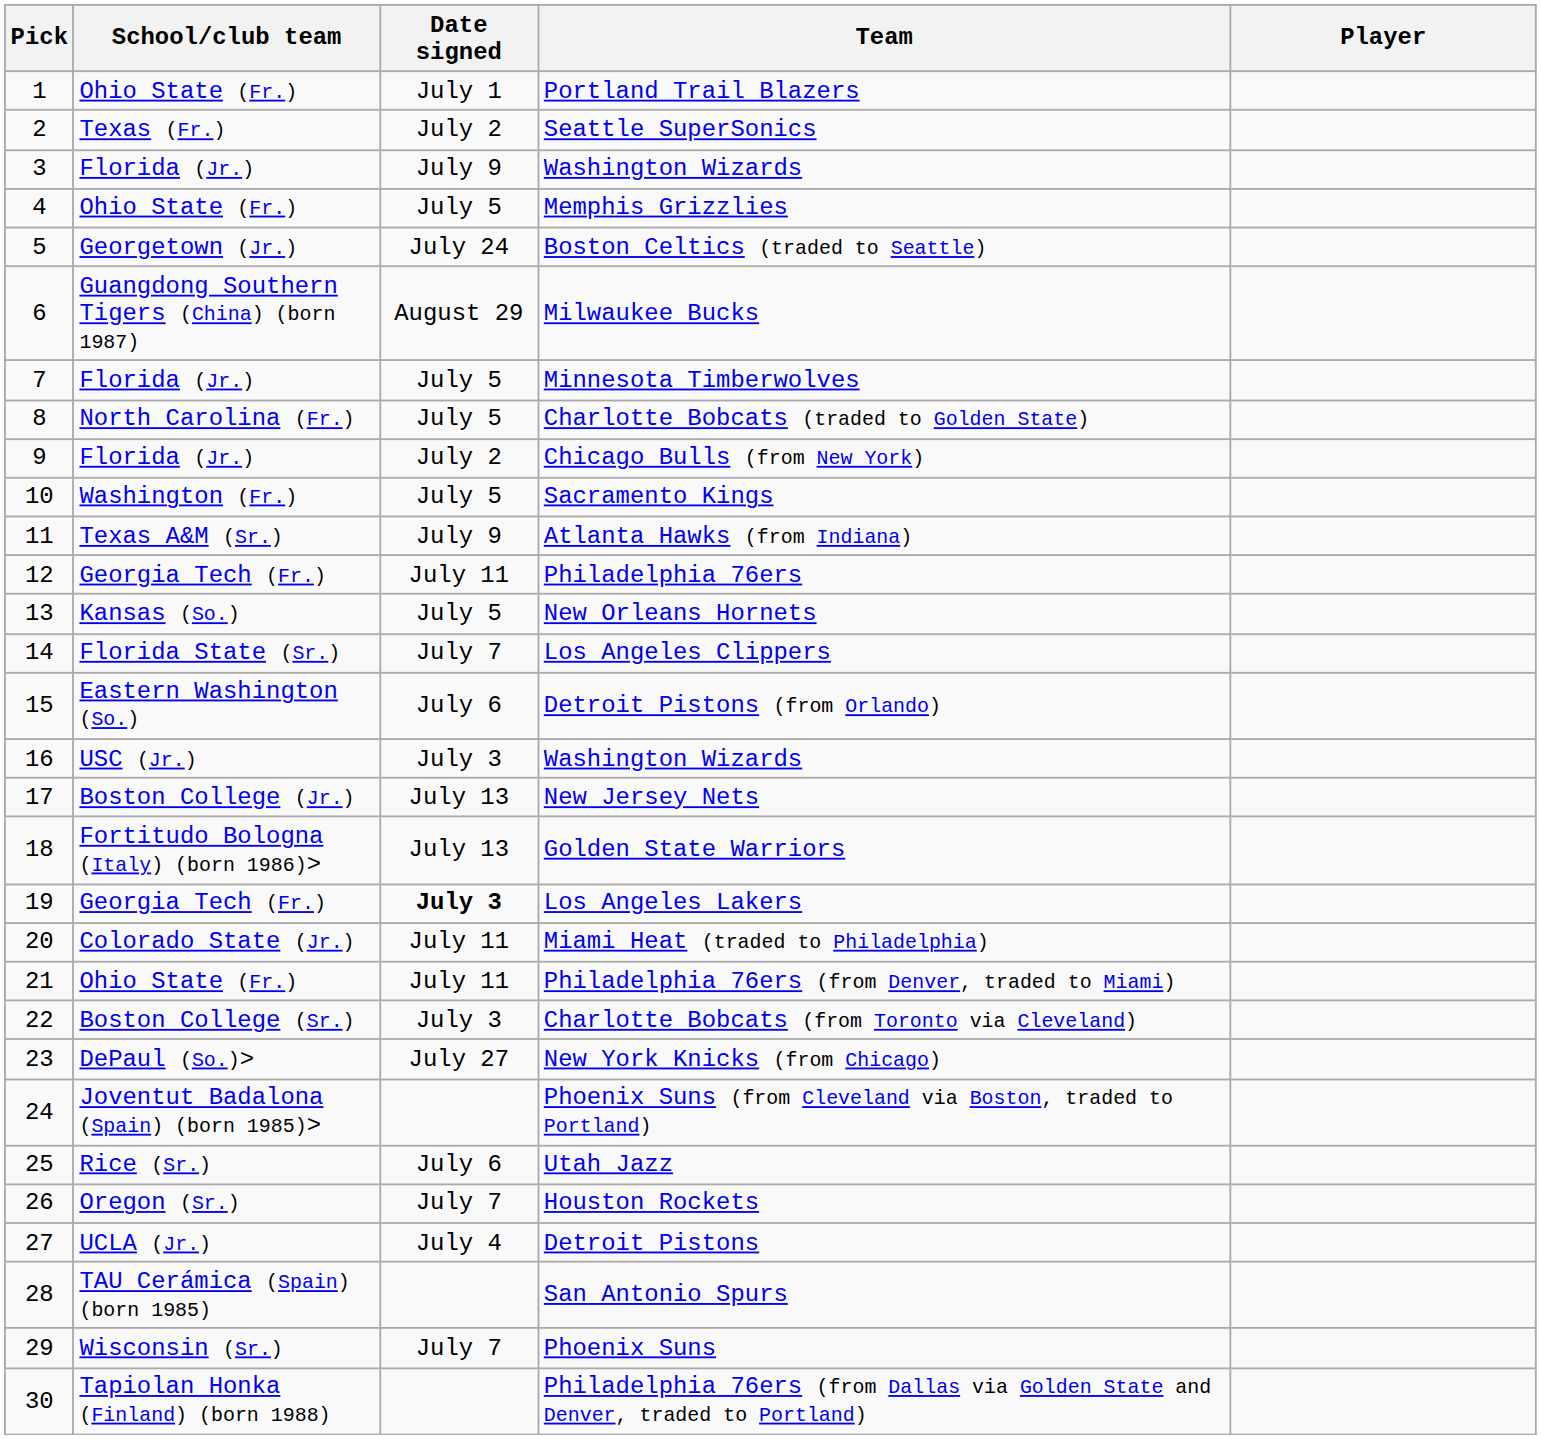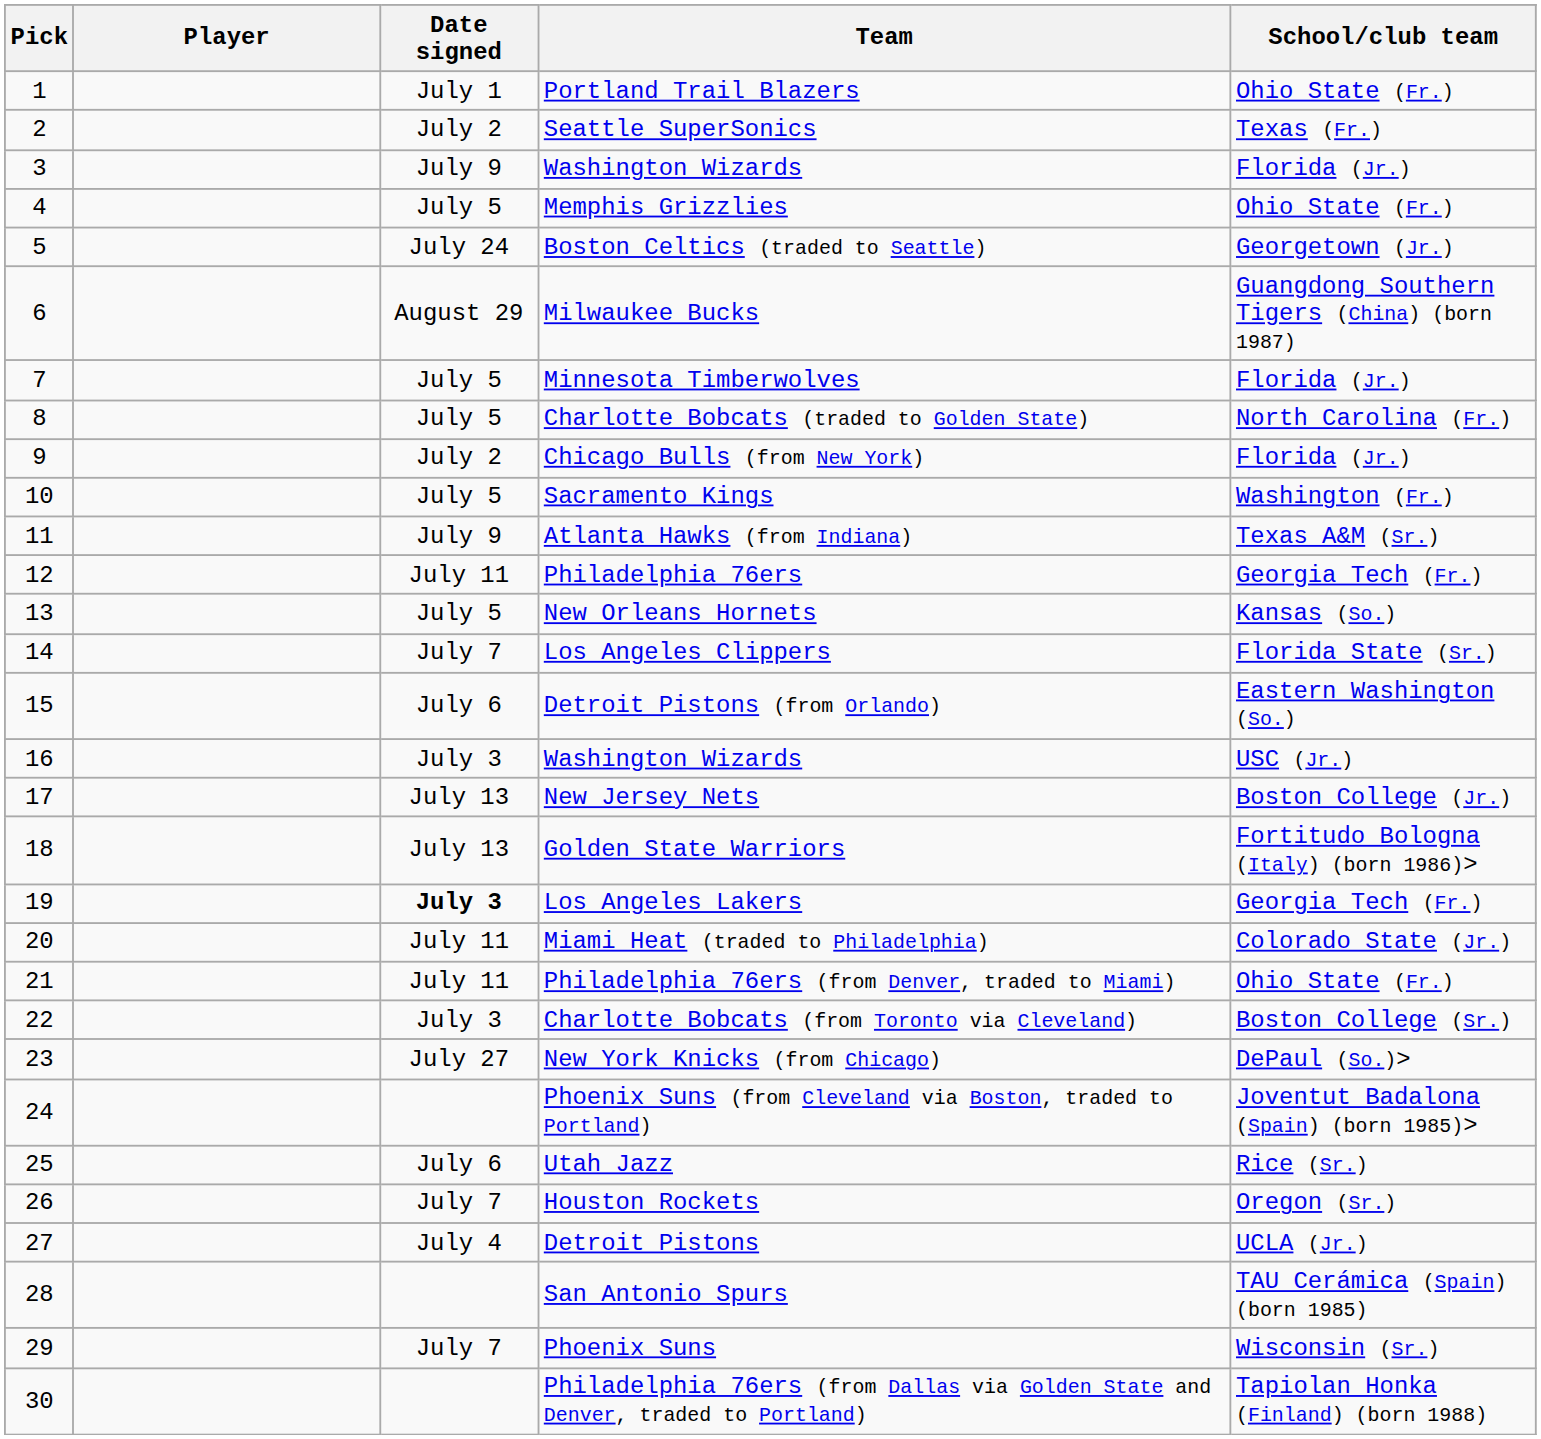columns swapped: (1383, 38) <-> (227, 38)
